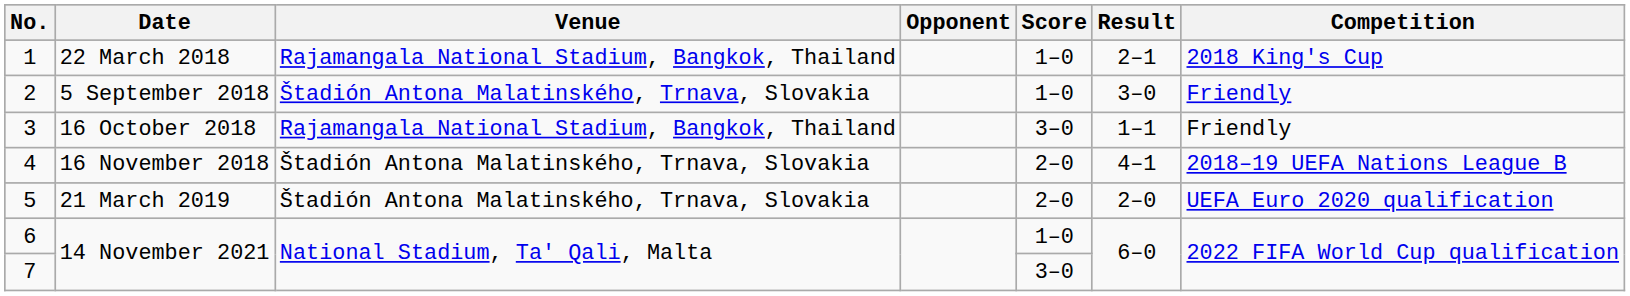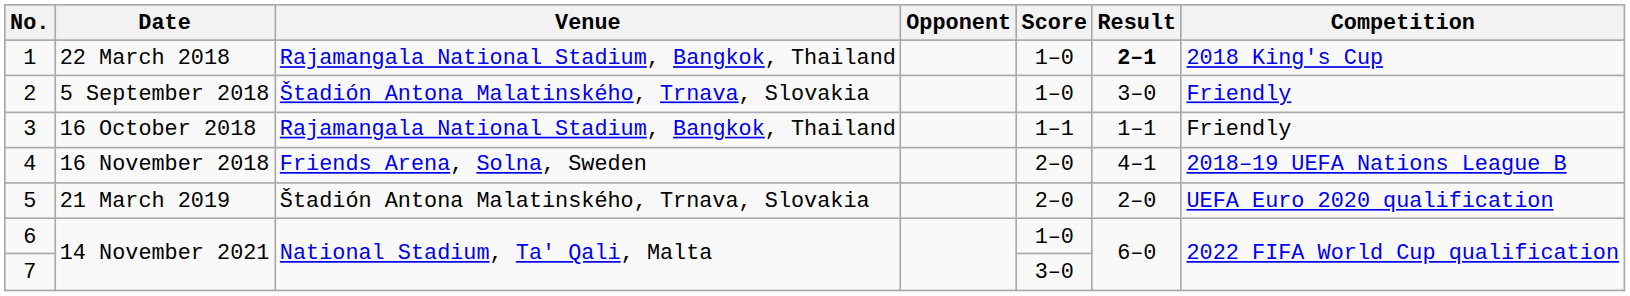(1137, 58) normal -> (1137, 58) bold
(1054, 129) 3–0 -> (1054, 129) 1–1
(575, 165) Štadión Antona Malatinského, Trnava, Slovakia -> (463, 165) Friends Arena, Solna, Sweden
